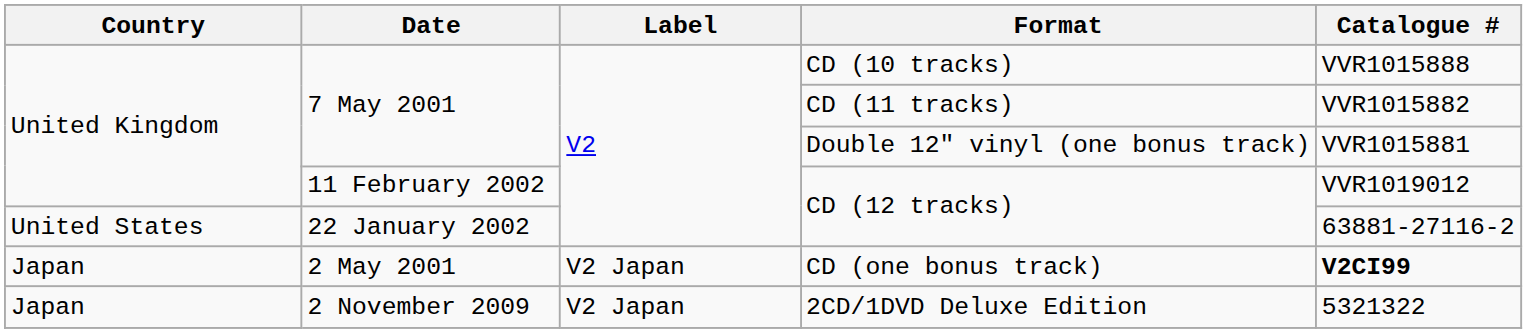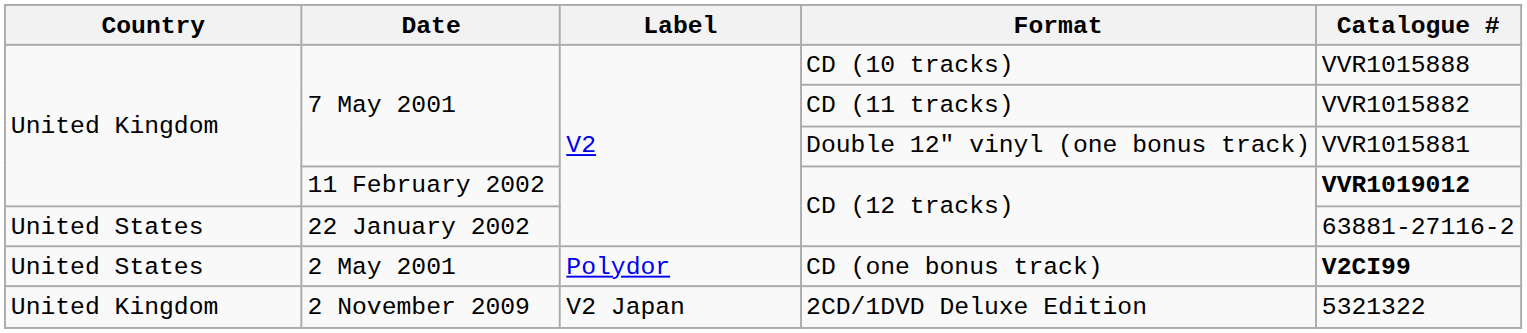(1396, 186) normal -> (1396, 186) bold
(48, 267) Japan -> (107, 267) United States
(626, 267) V2 Japan -> (618, 267) Polydor
(48, 307) Japan -> (115, 307) United Kingdom
